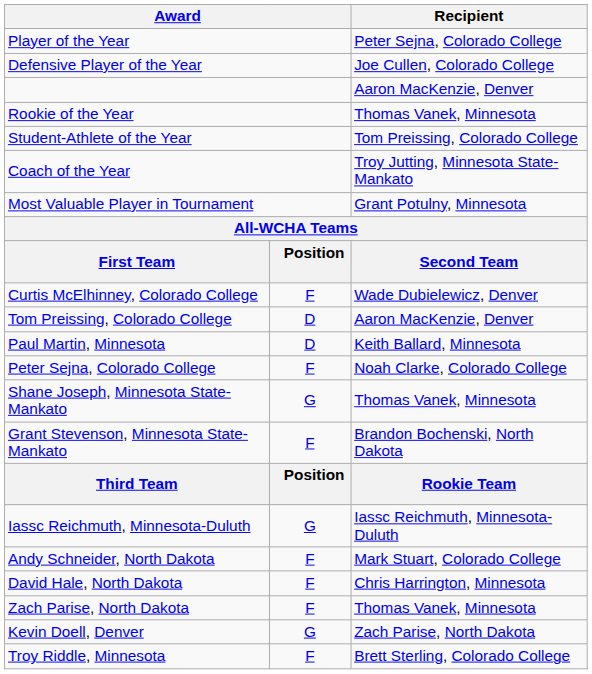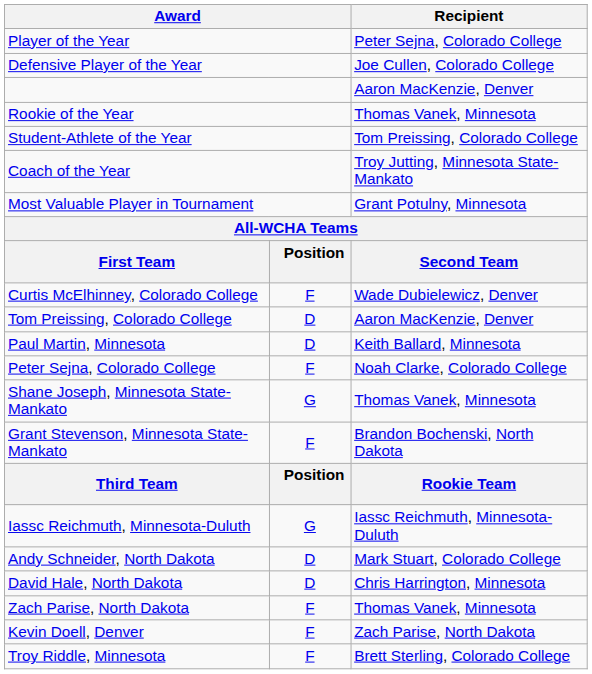(310, 558) F -> (310, 558) D
(310, 583) F -> (310, 583) D
(310, 631) G -> (310, 631) F
